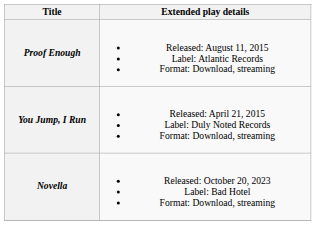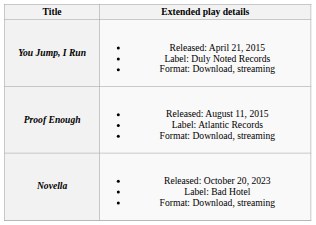rows swapped: (52, 119) <-> (52, 53)
